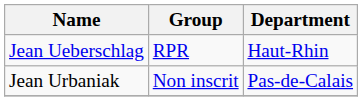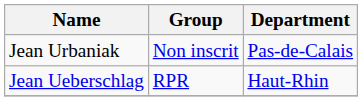rows swapped: (76, 50) <-> (64, 80)
